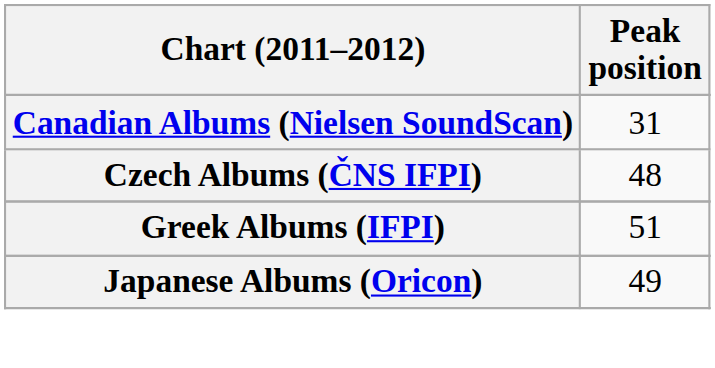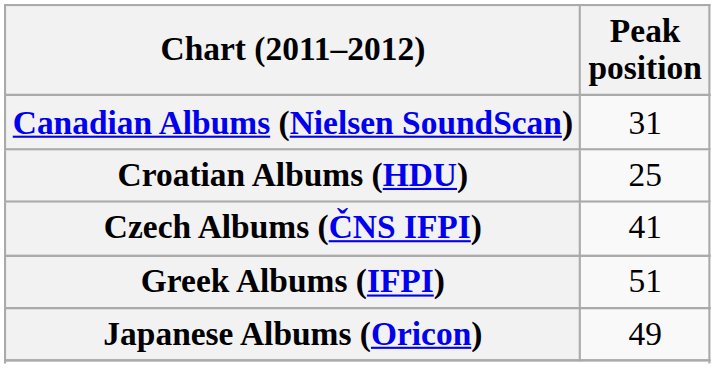+ row: (293, 174)
(645, 174) 48 -> (645, 227) 41
